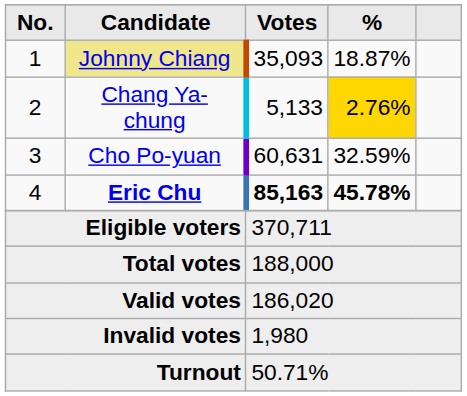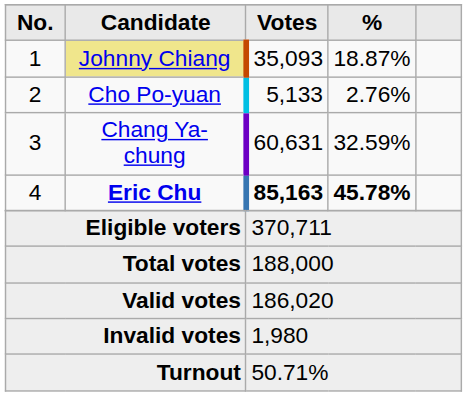(155, 107) Chang Ya-chung -> (155, 94) Cho Po-yuan
(378, 107) gold background -> (378, 94) no background
(155, 156) Cho Po-yuan -> (155, 143) Chang Ya-chung
